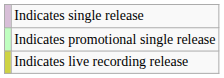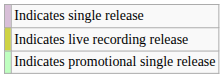rows swapped: (115, 39) <-> (101, 62)
